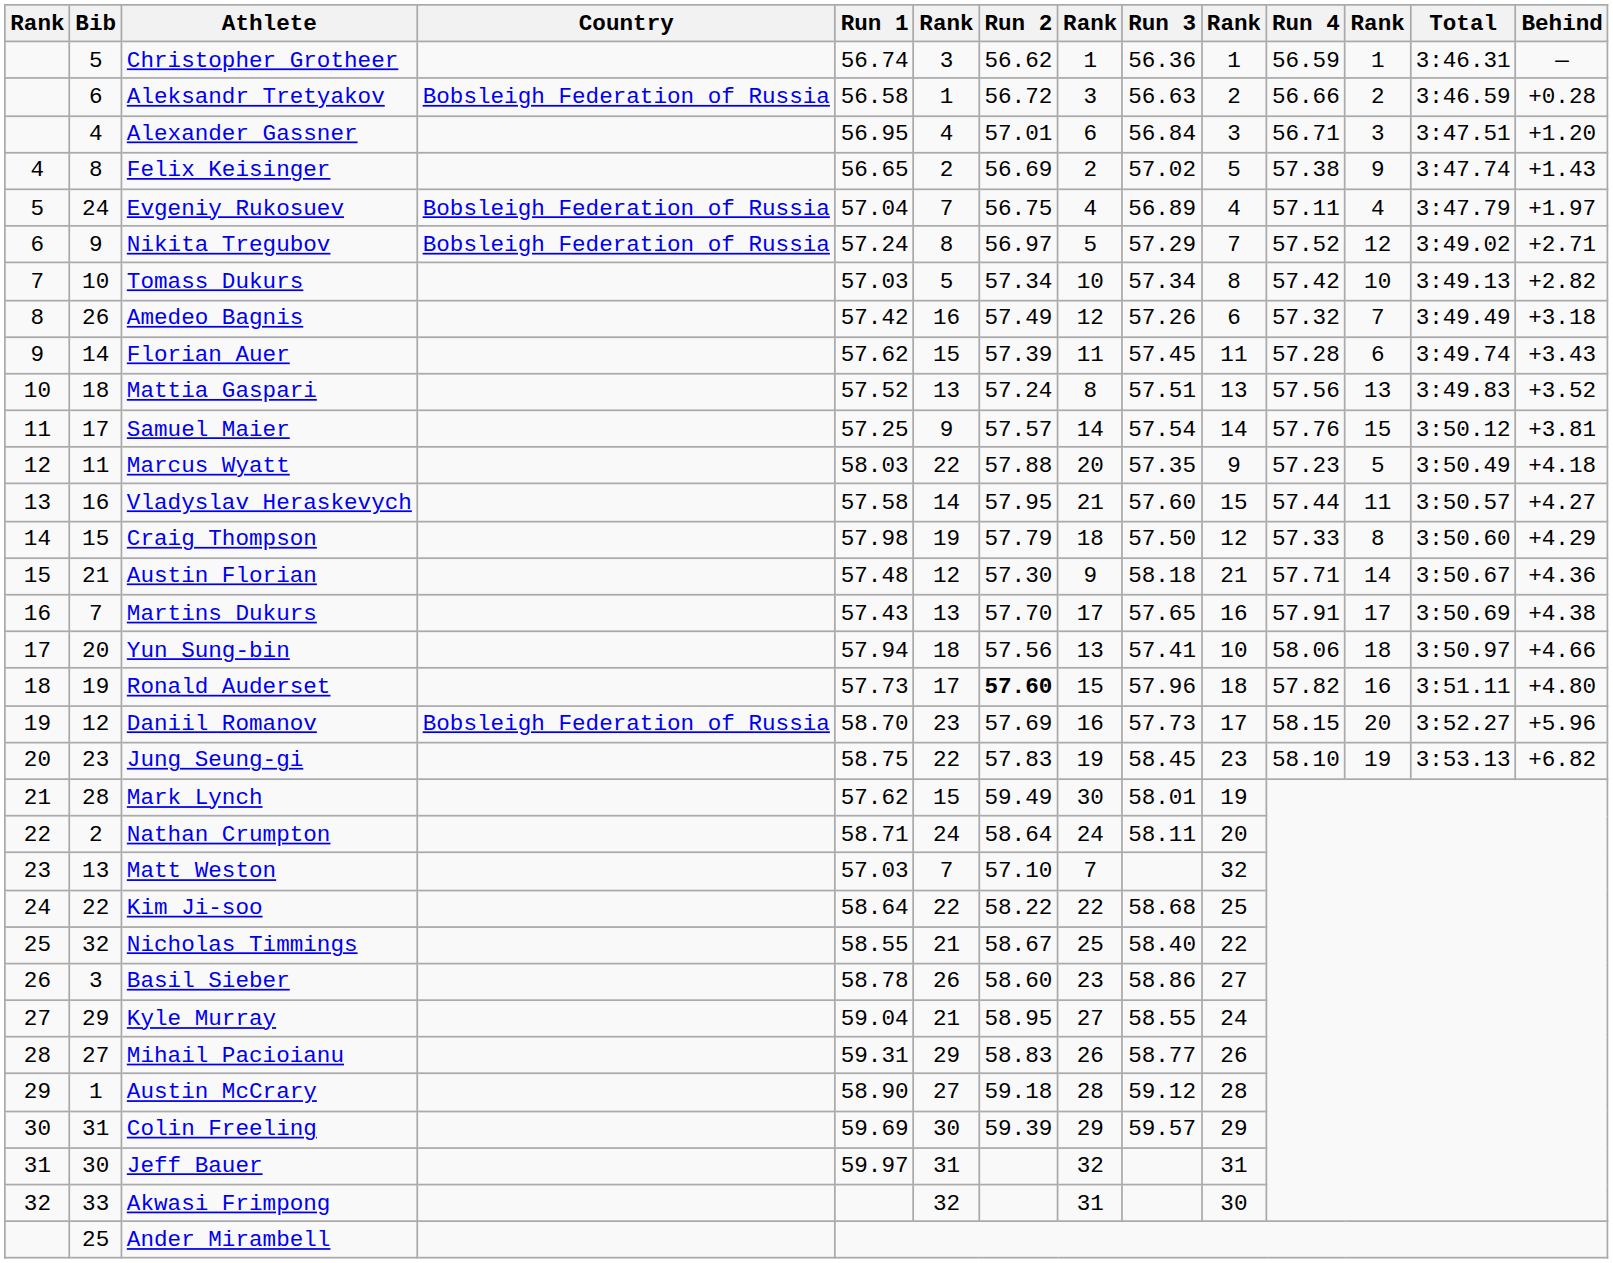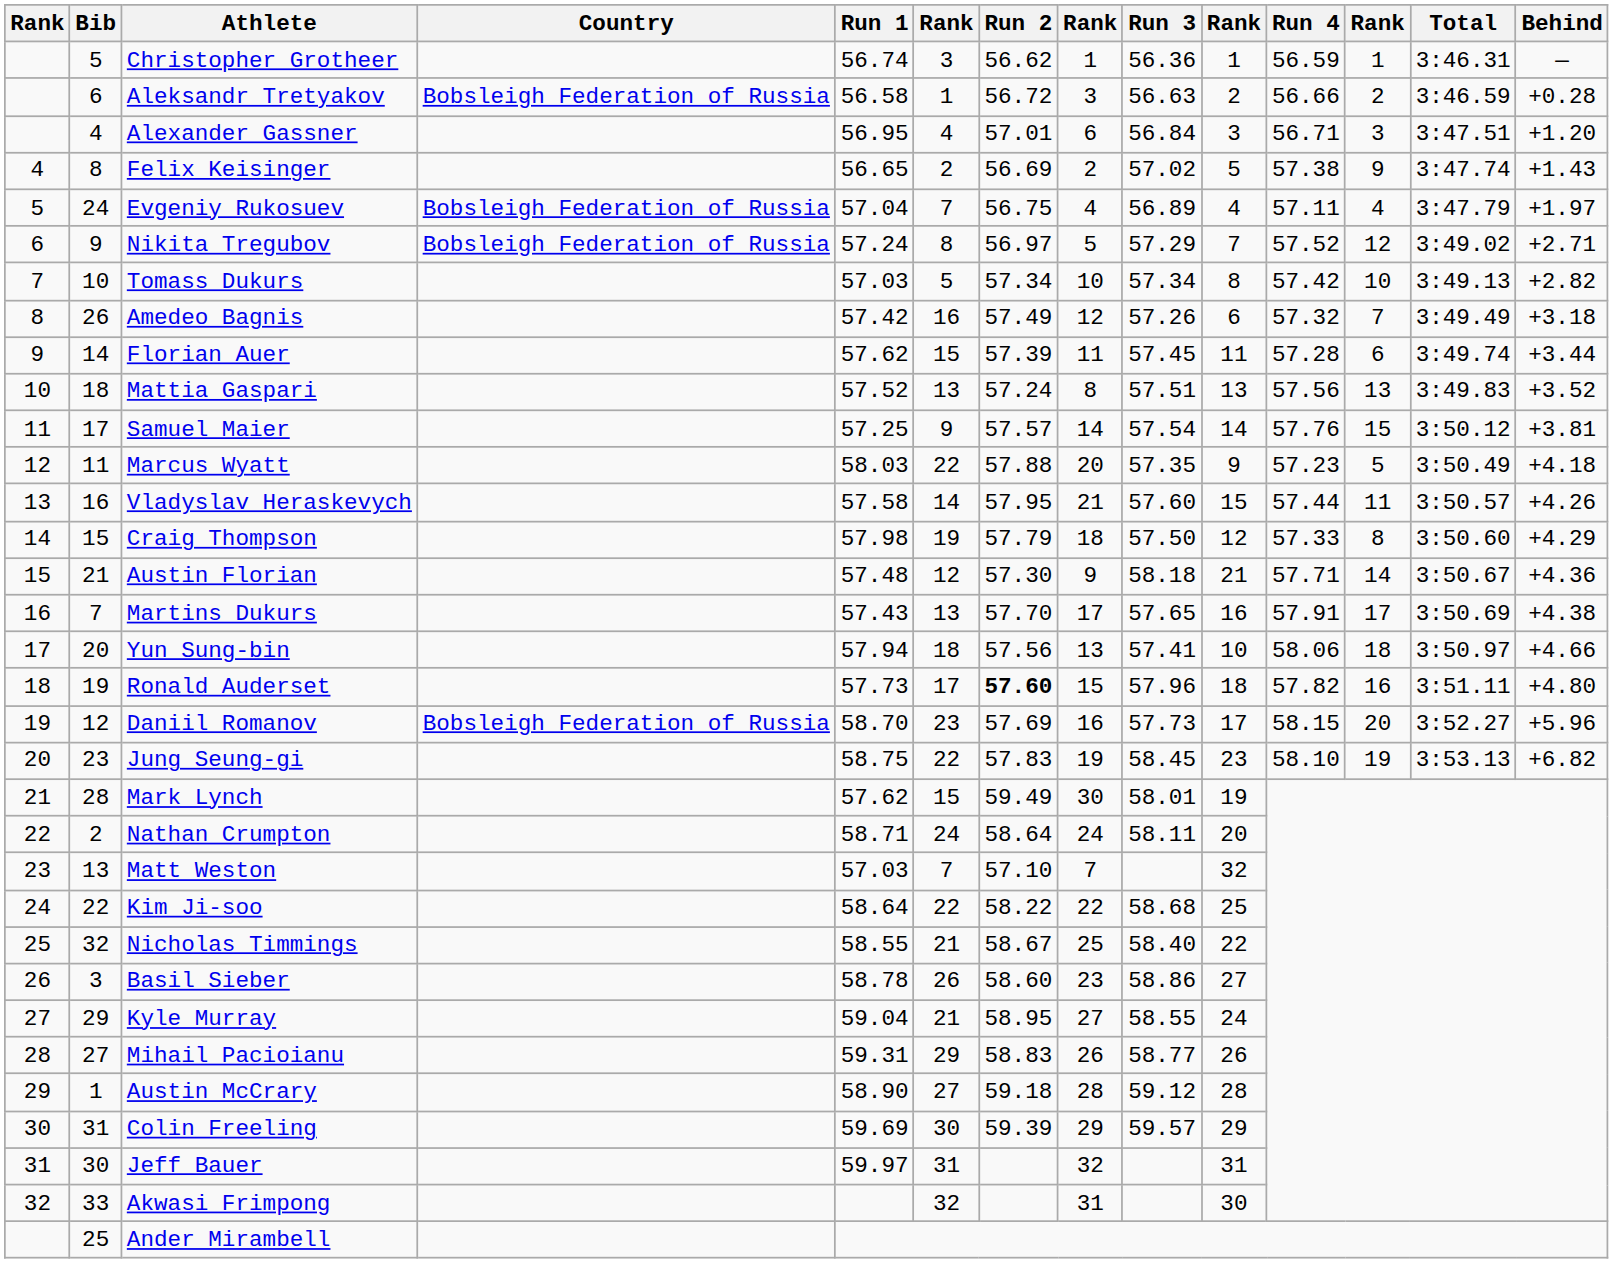(1562, 355) +3.43 -> (1562, 355) +3.44
(1562, 503) +4.27 -> (1562, 503) +4.26
